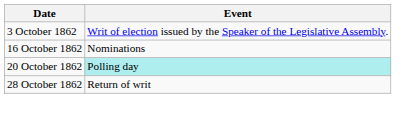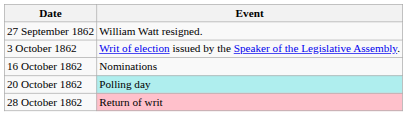+ row: (50, 31)
(119, 84) no background -> (131, 102) pink background
